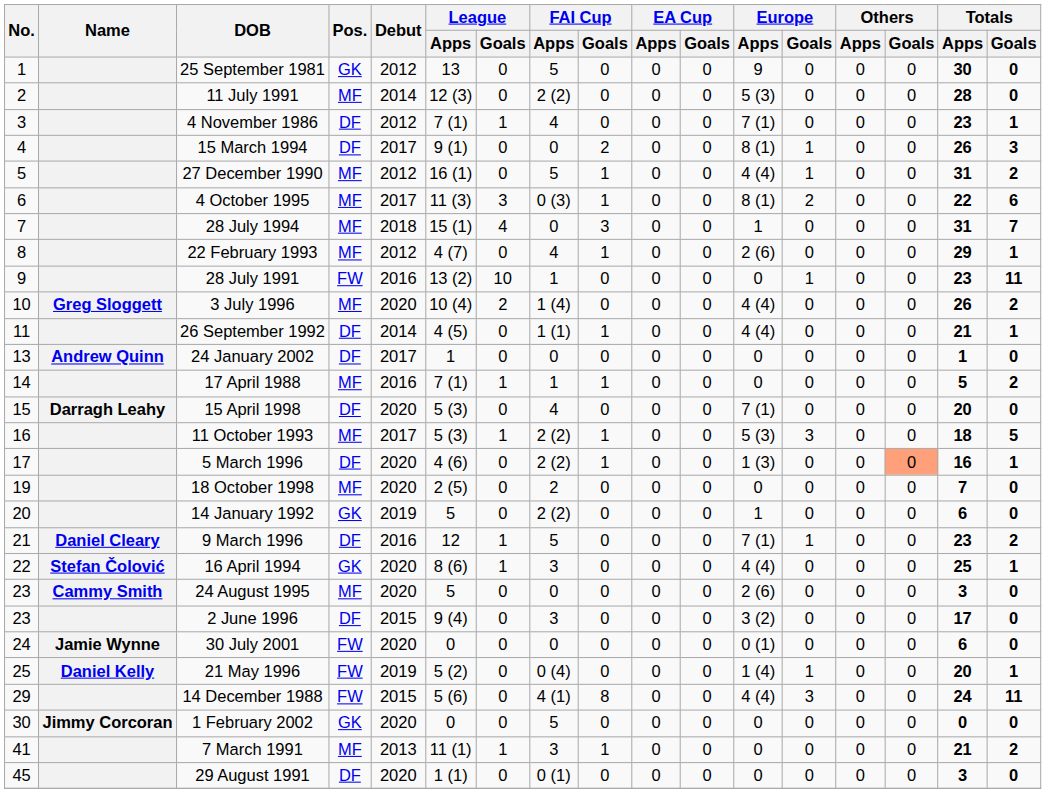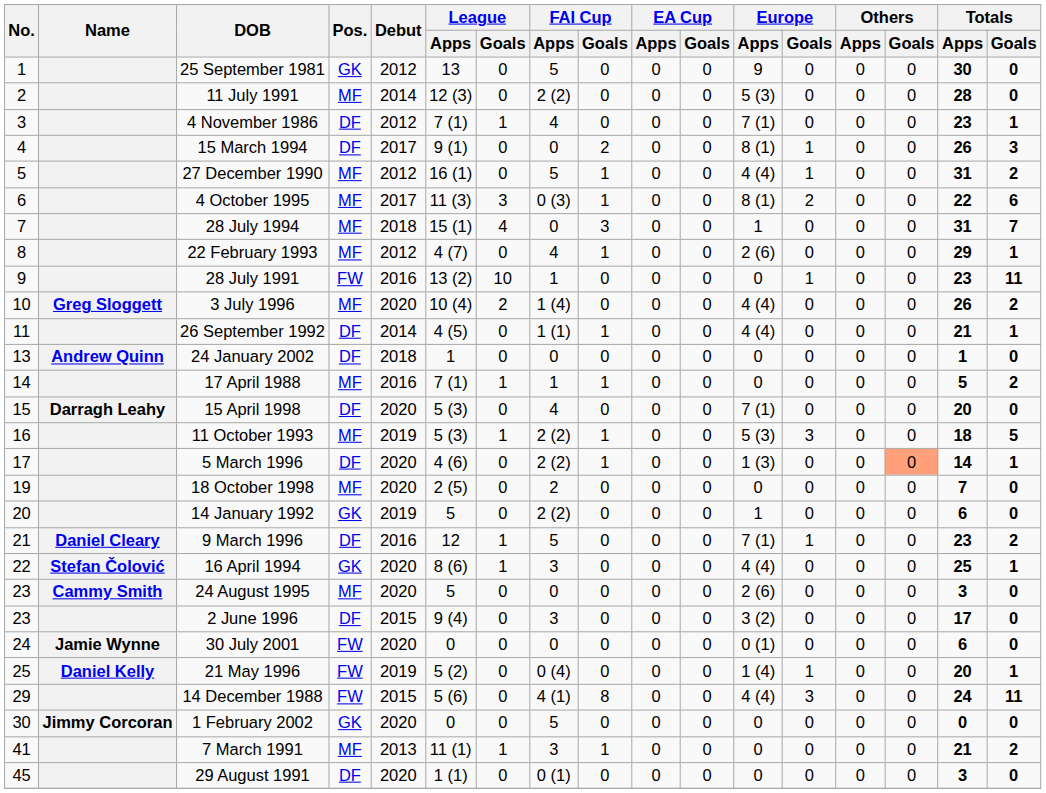(398, 357) 2017 -> (398, 357) 2018
(398, 435) 2017 -> (398, 435) 2019
(963, 461) 16 -> (963, 461) 14
